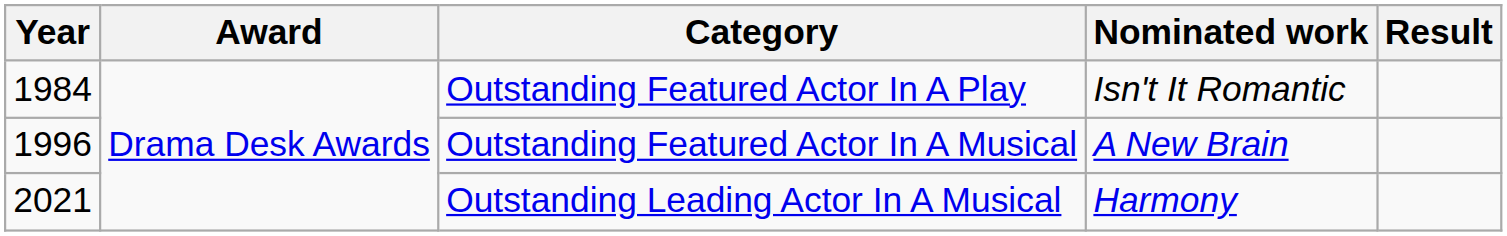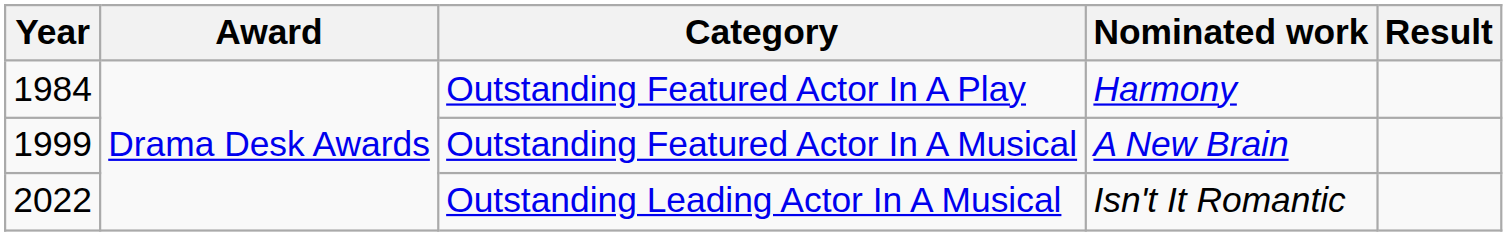(1220, 88) Isn't It Romantic -> (1165, 88) Harmony
(53, 144) 1996 -> (53, 144) 1999
(53, 200) 2021 -> (53, 200) 2022
(1165, 200) Harmony -> (1220, 200) Isn't It Romantic
